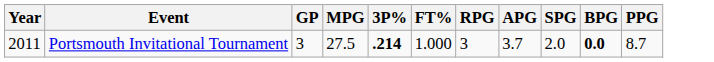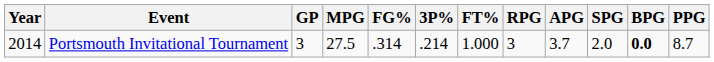+ column: (392, 17)
(24, 43) 2011 -> (25, 43) 2014
(387, 43) bold -> (434, 43) normal
